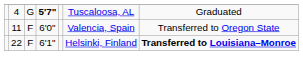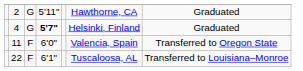+ row: (16, 12)
(101, 12) Tuscaloosa, AL -> (104, 27) Helsinki, Finland
(101, 43) Helsinki, Finland -> (104, 58) Tuscaloosa, AL
(219, 43) bold -> (216, 58) normal
